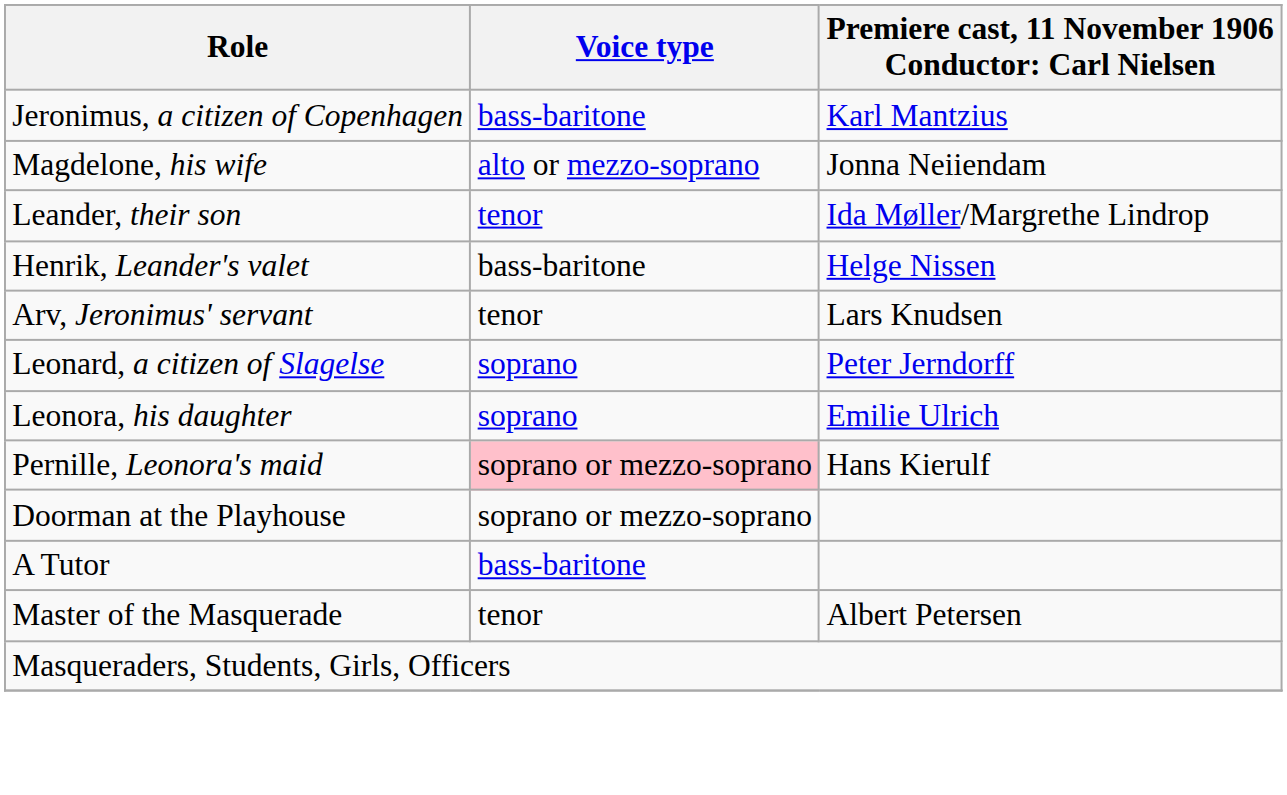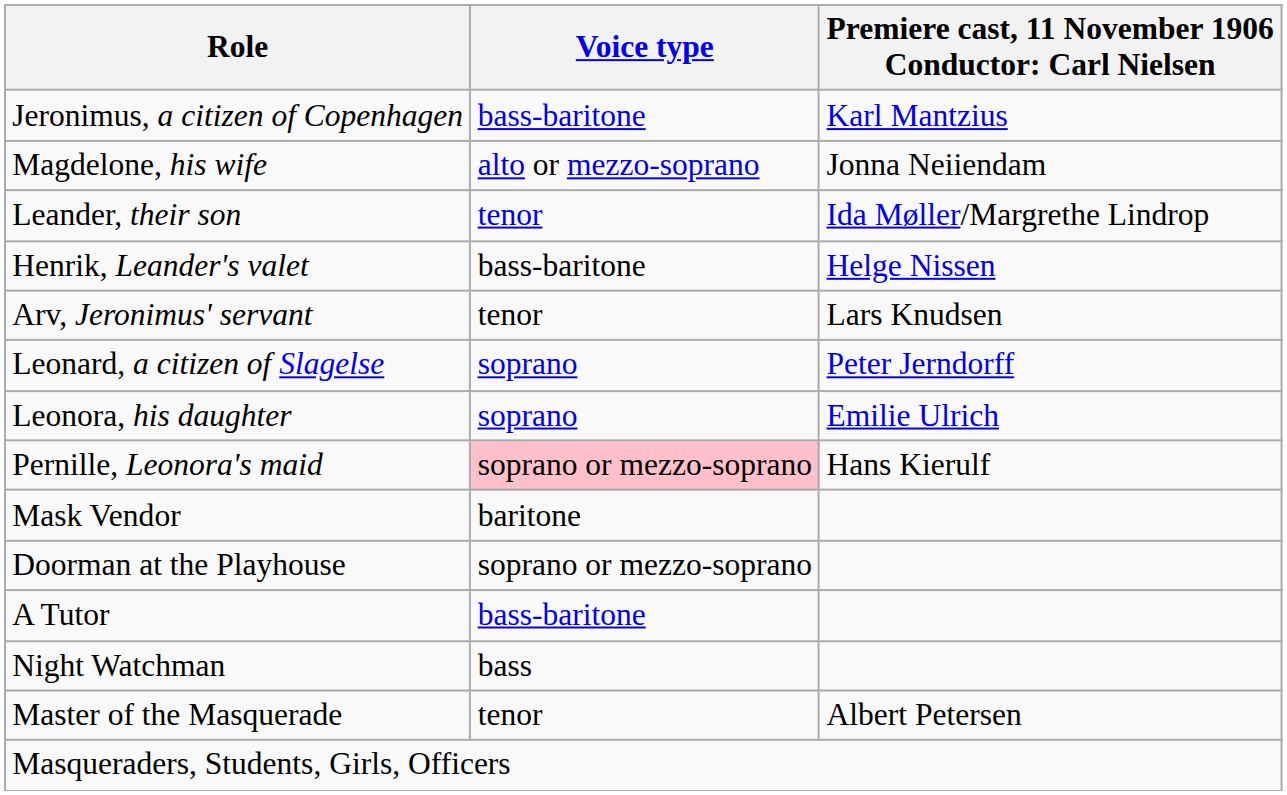+ row: (96, 514)
+ row: (119, 664)
